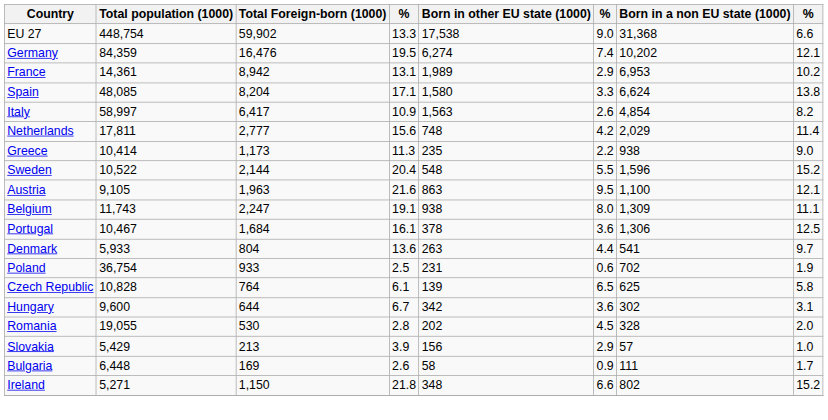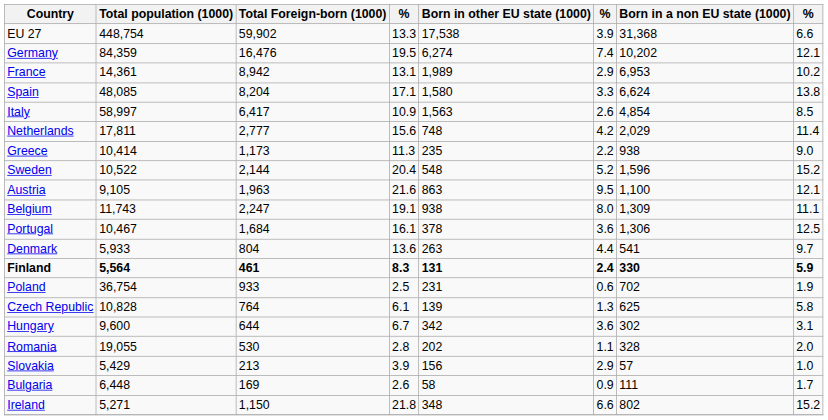(605, 33) 9.0 -> (605, 33) 3.9
(805, 111) 8.2 -> (805, 111) 8.5
(605, 170) 5.5 -> (605, 170) 5.2
+ row: (29, 268)
(605, 287) 6.5 -> (605, 307) 1.3
(605, 326) 4.5 -> (605, 346) 1.1
